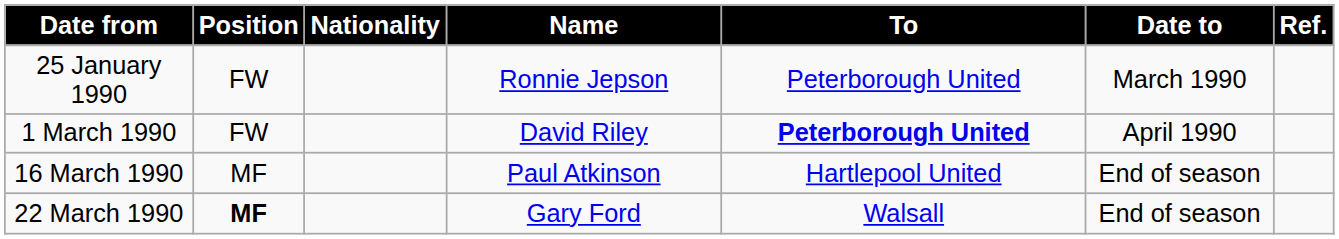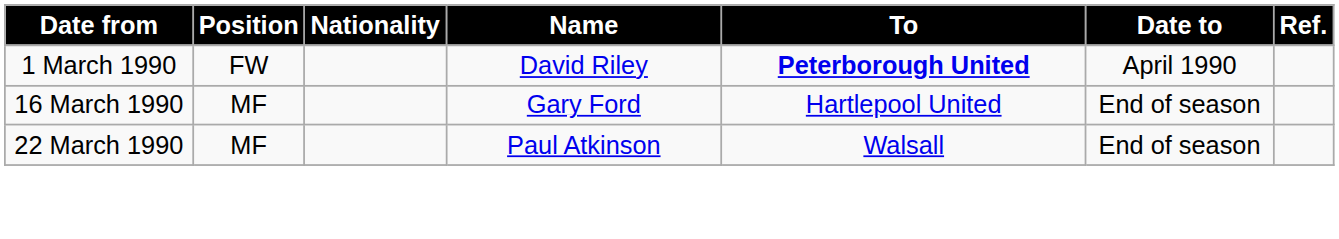- row: (99, 79)
(584, 174) Paul Atkinson -> (584, 105) Gary Ford
(249, 214) bold -> (249, 145) normal
(584, 214) Gary Ford -> (584, 145) Paul Atkinson
